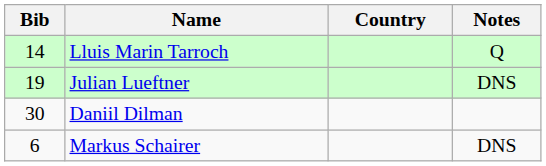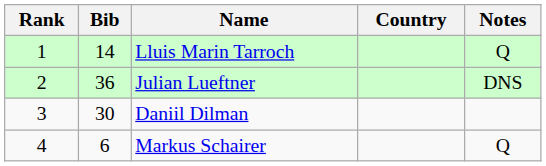+ column: (42, 20)
(35, 82) 19 -> (105, 82) 36
(497, 144) DNS -> (503, 144) Q
